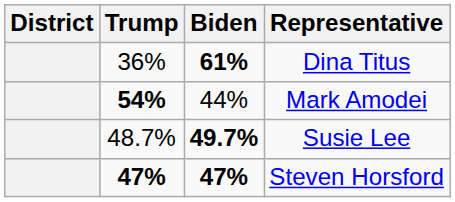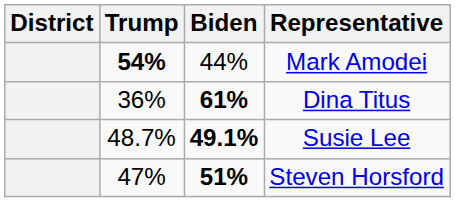rows swapped: (357, 61) <-> (357, 100)
(224, 138) 49.7% -> (224, 138) 49.1%
(142, 176) bold -> (142, 176) normal
(224, 176) 47% -> (224, 176) 51%
